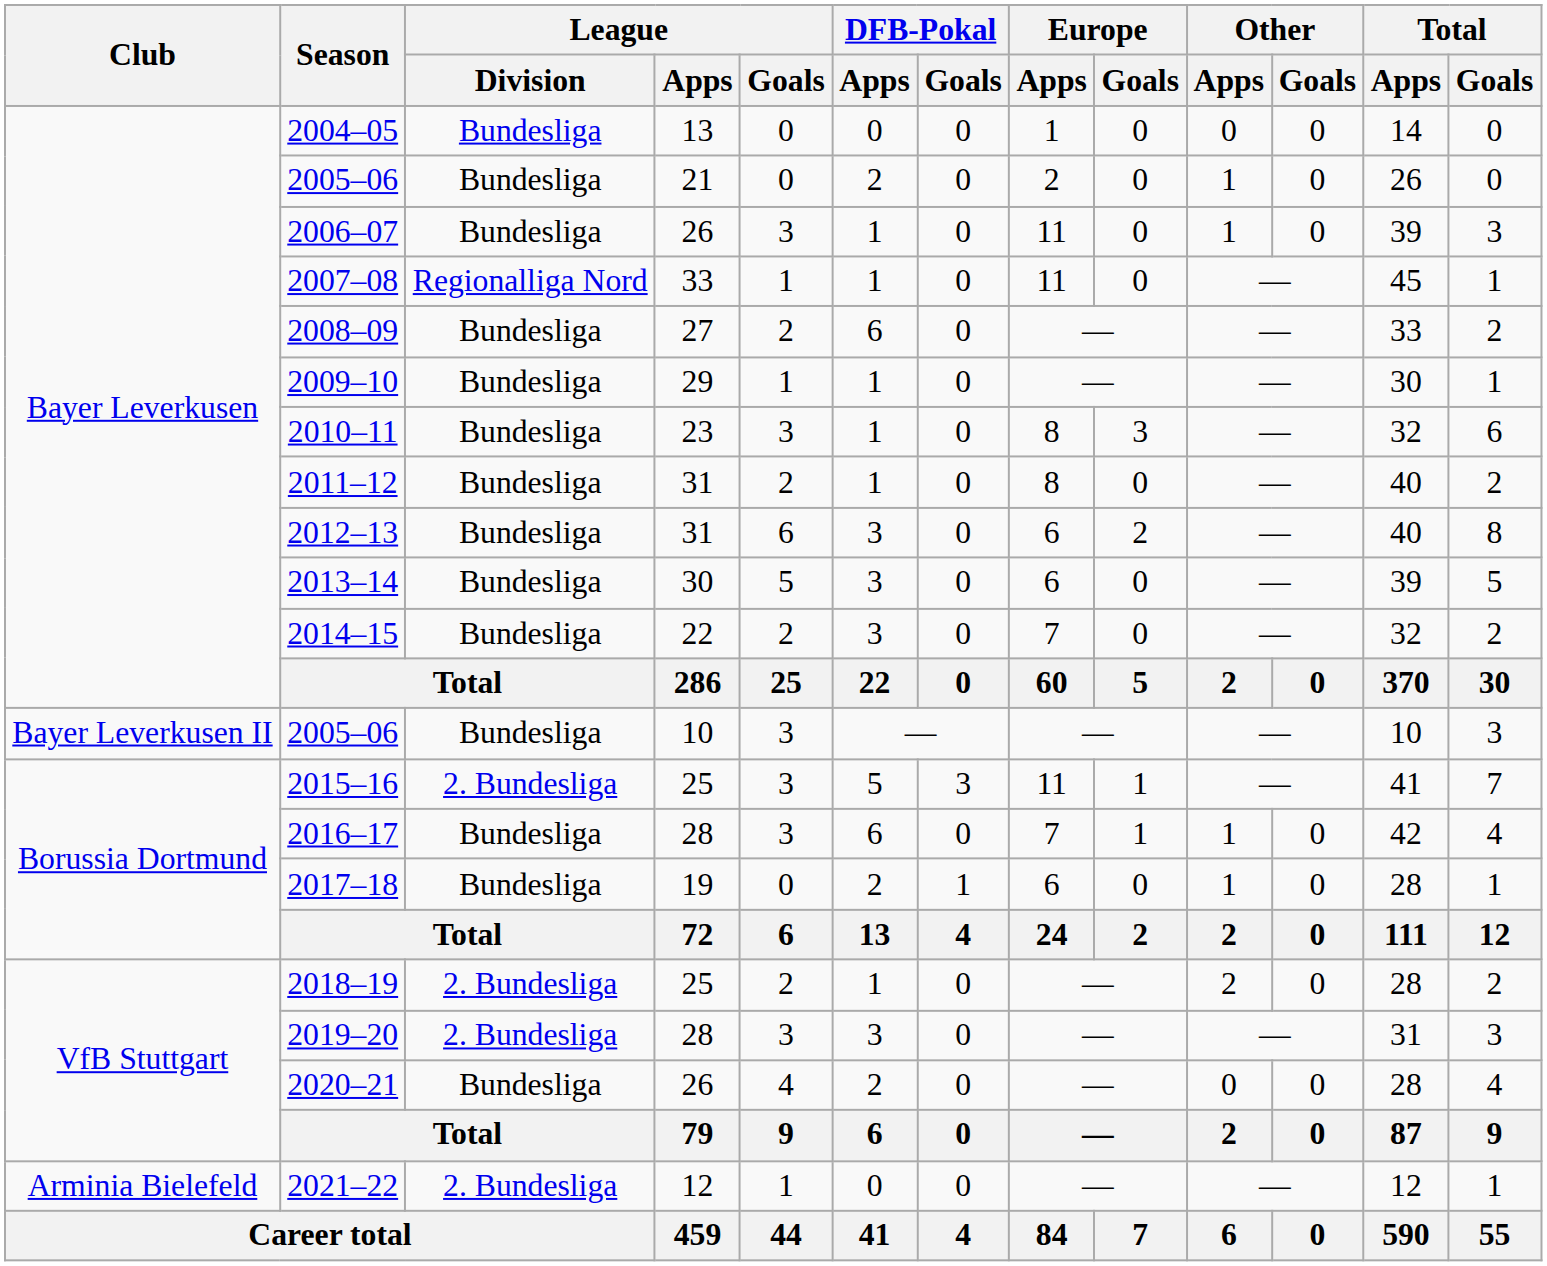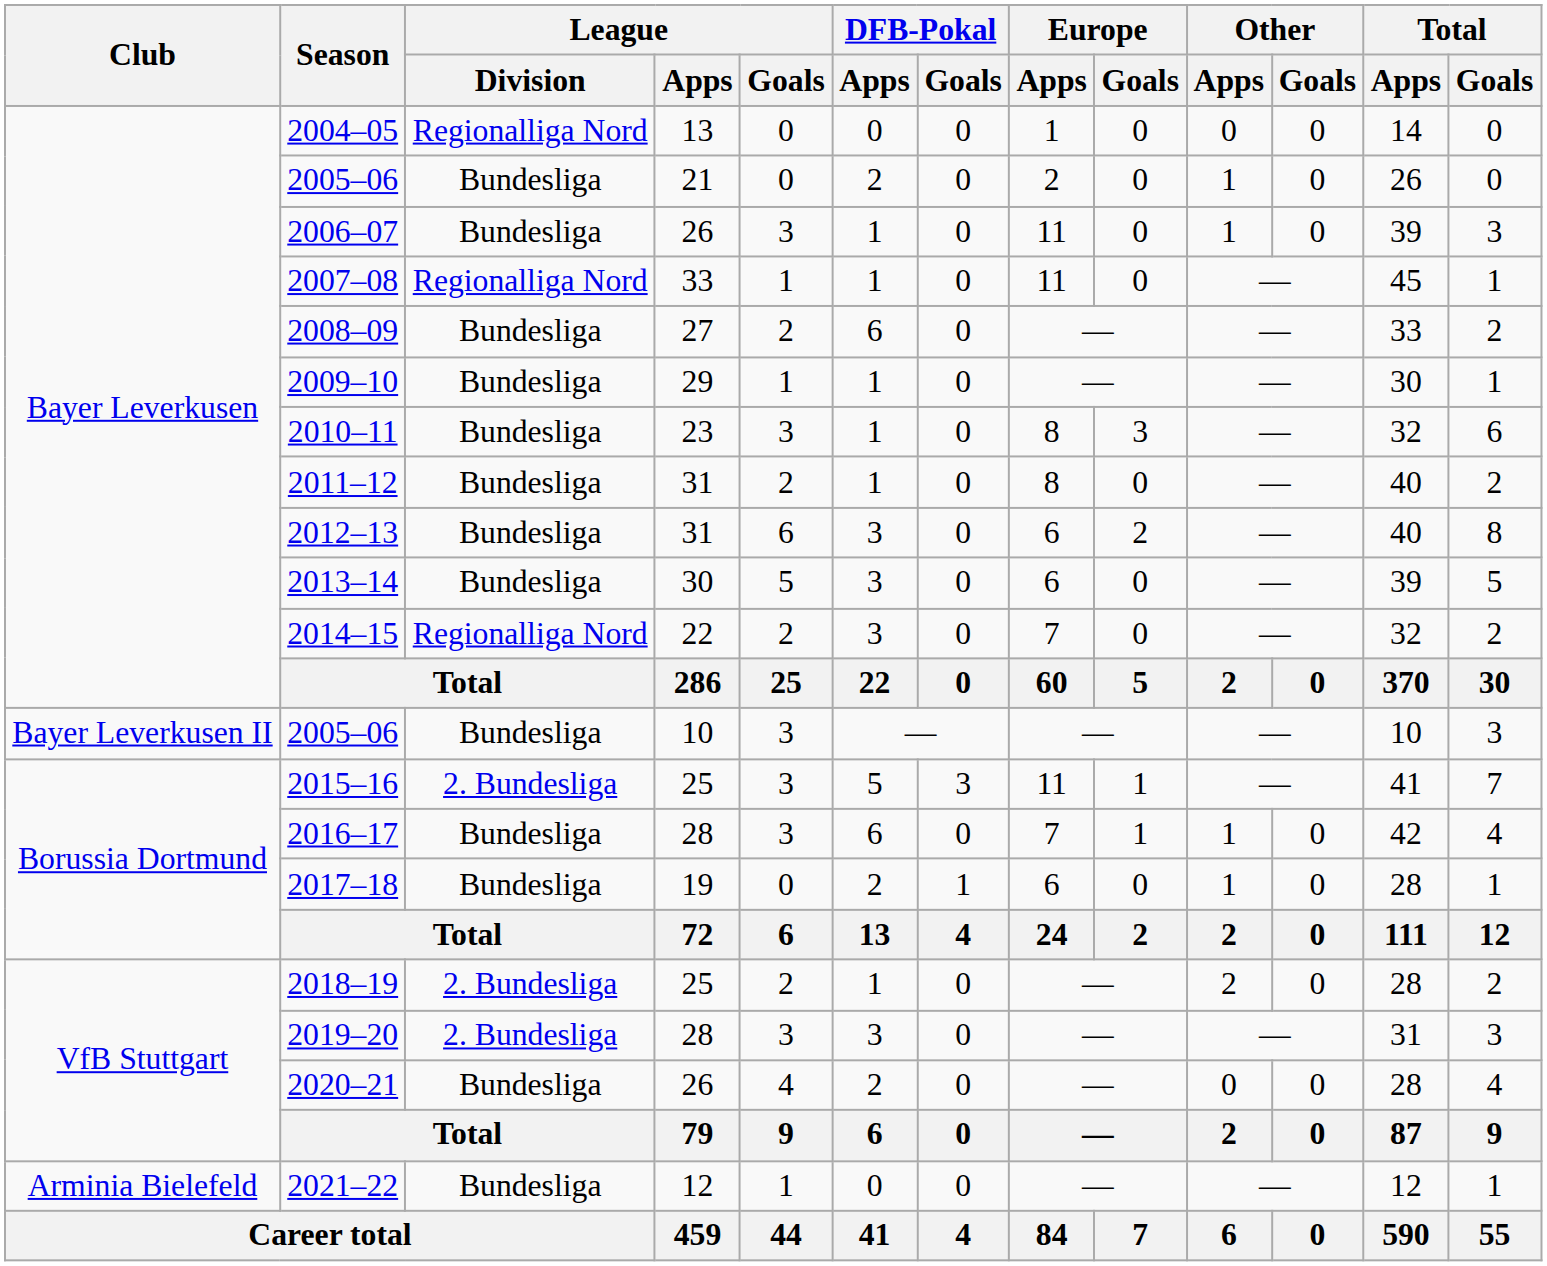(530, 130) Bundesliga -> (530, 130) Regionalliga Nord
(530, 632) Bundesliga -> (530, 632) Regionalliga Nord
(530, 1185) 2. Bundesliga -> (530, 1185) Bundesliga
